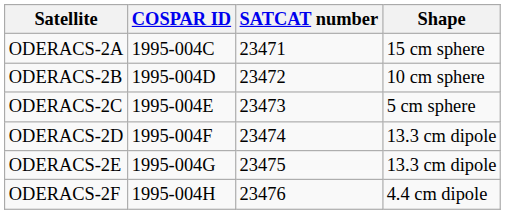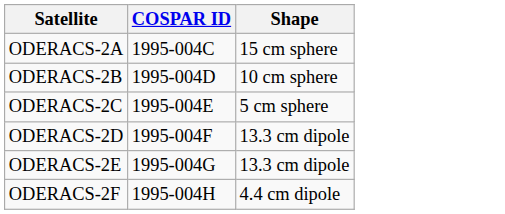- column: (309, 19)
